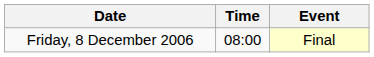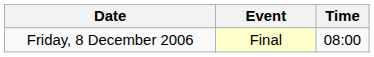columns swapped: (243, 16) <-> (319, 16)
